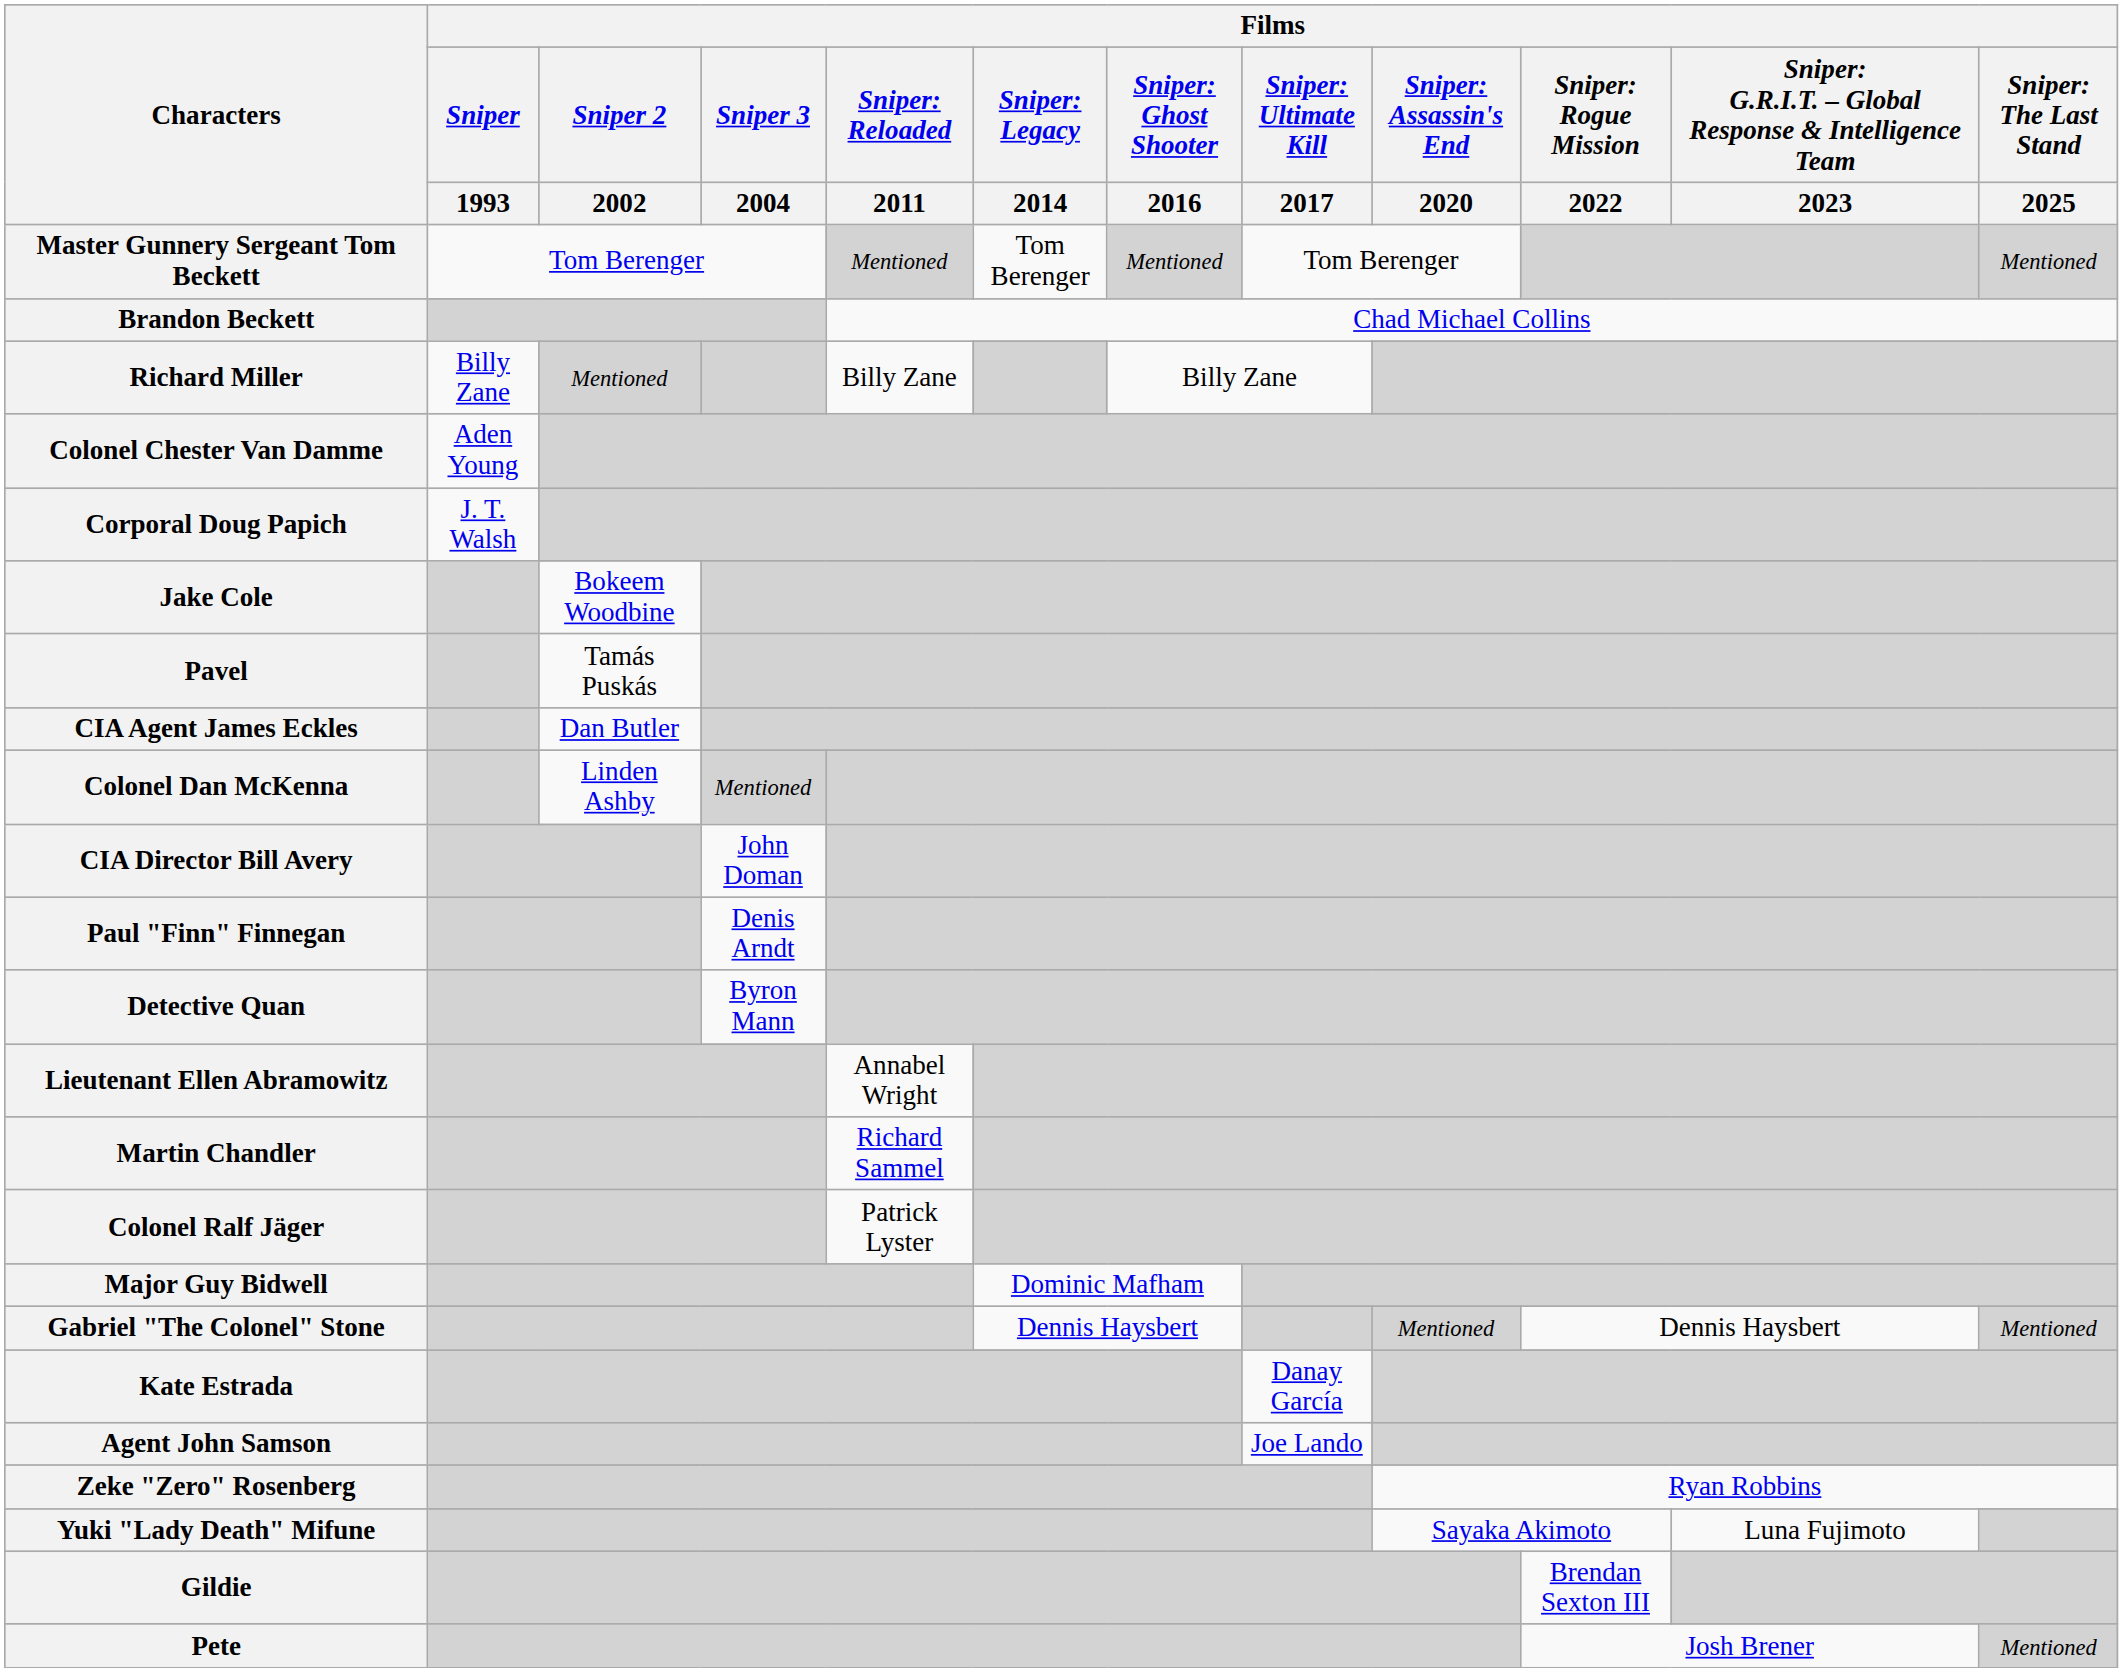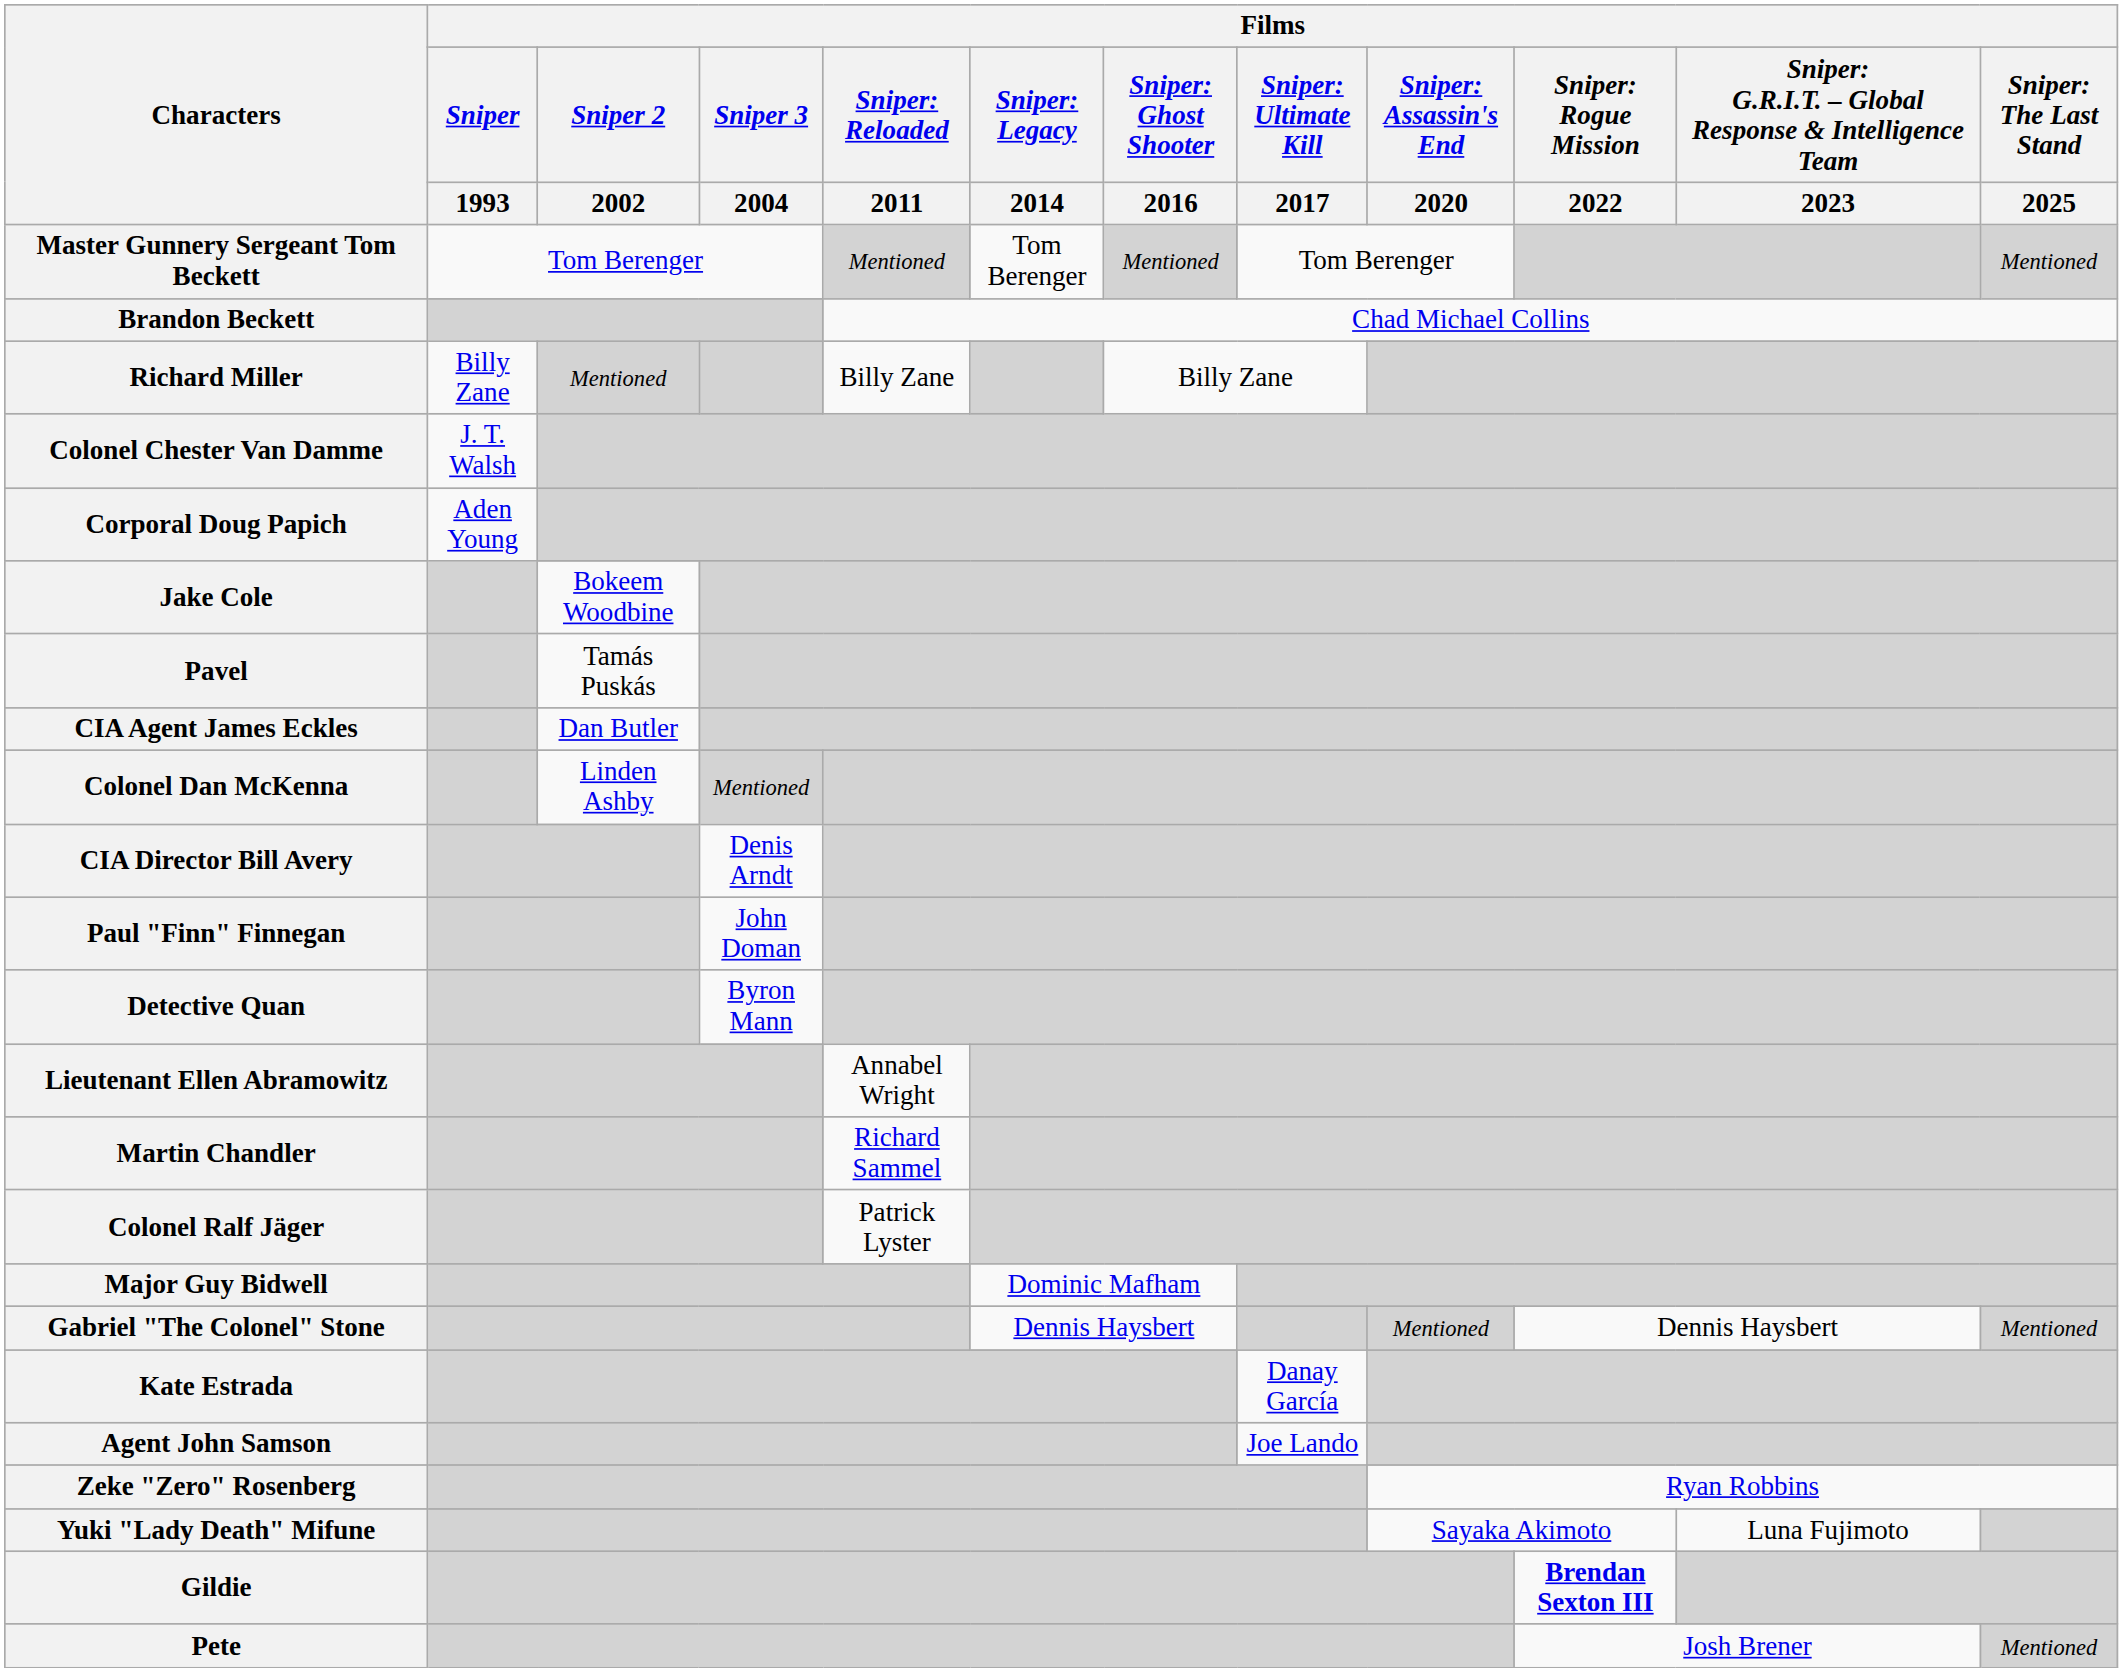(483, 450) Aden Young -> (483, 450) J. T. Walsh
(483, 523) J. T. Walsh -> (483, 523) Aden Young
(763, 859) John Doman -> (761, 859) Denis Arndt
(763, 933) Denis Arndt -> (761, 933) John Doman
(1596, 1587) normal -> (1595, 1587) bold
